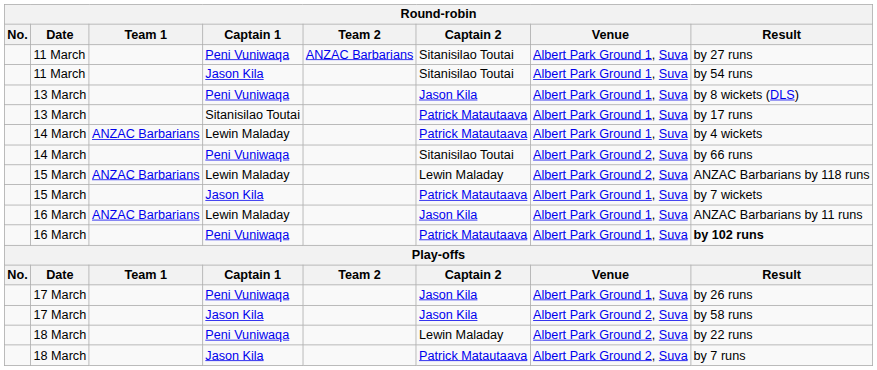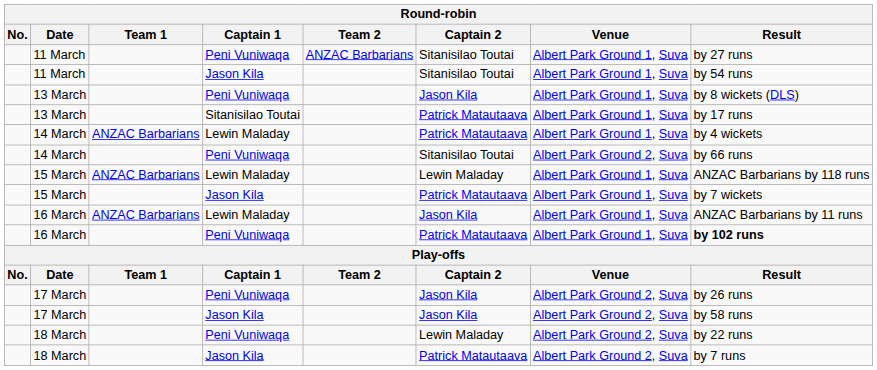(610, 174) Albert Park Ground 2, Suva -> (610, 174) Albert Park Ground 1, Suva
(610, 295) Albert Park Ground 1, Suva -> (610, 295) Albert Park Ground 2, Suva
